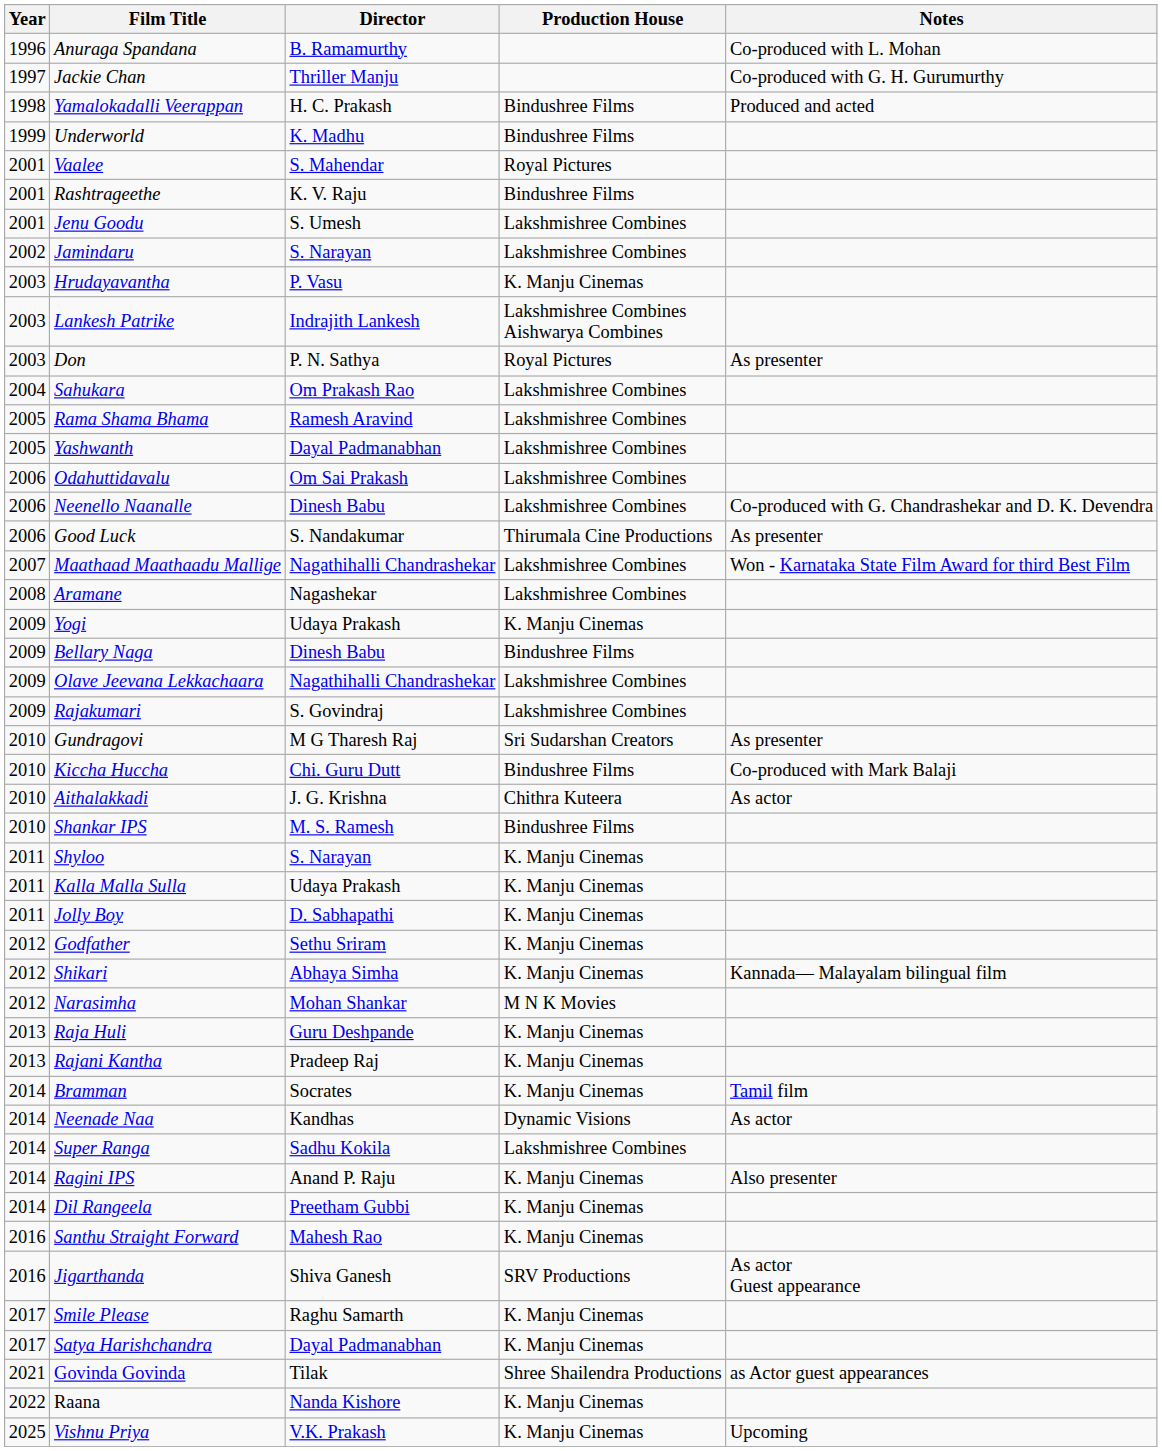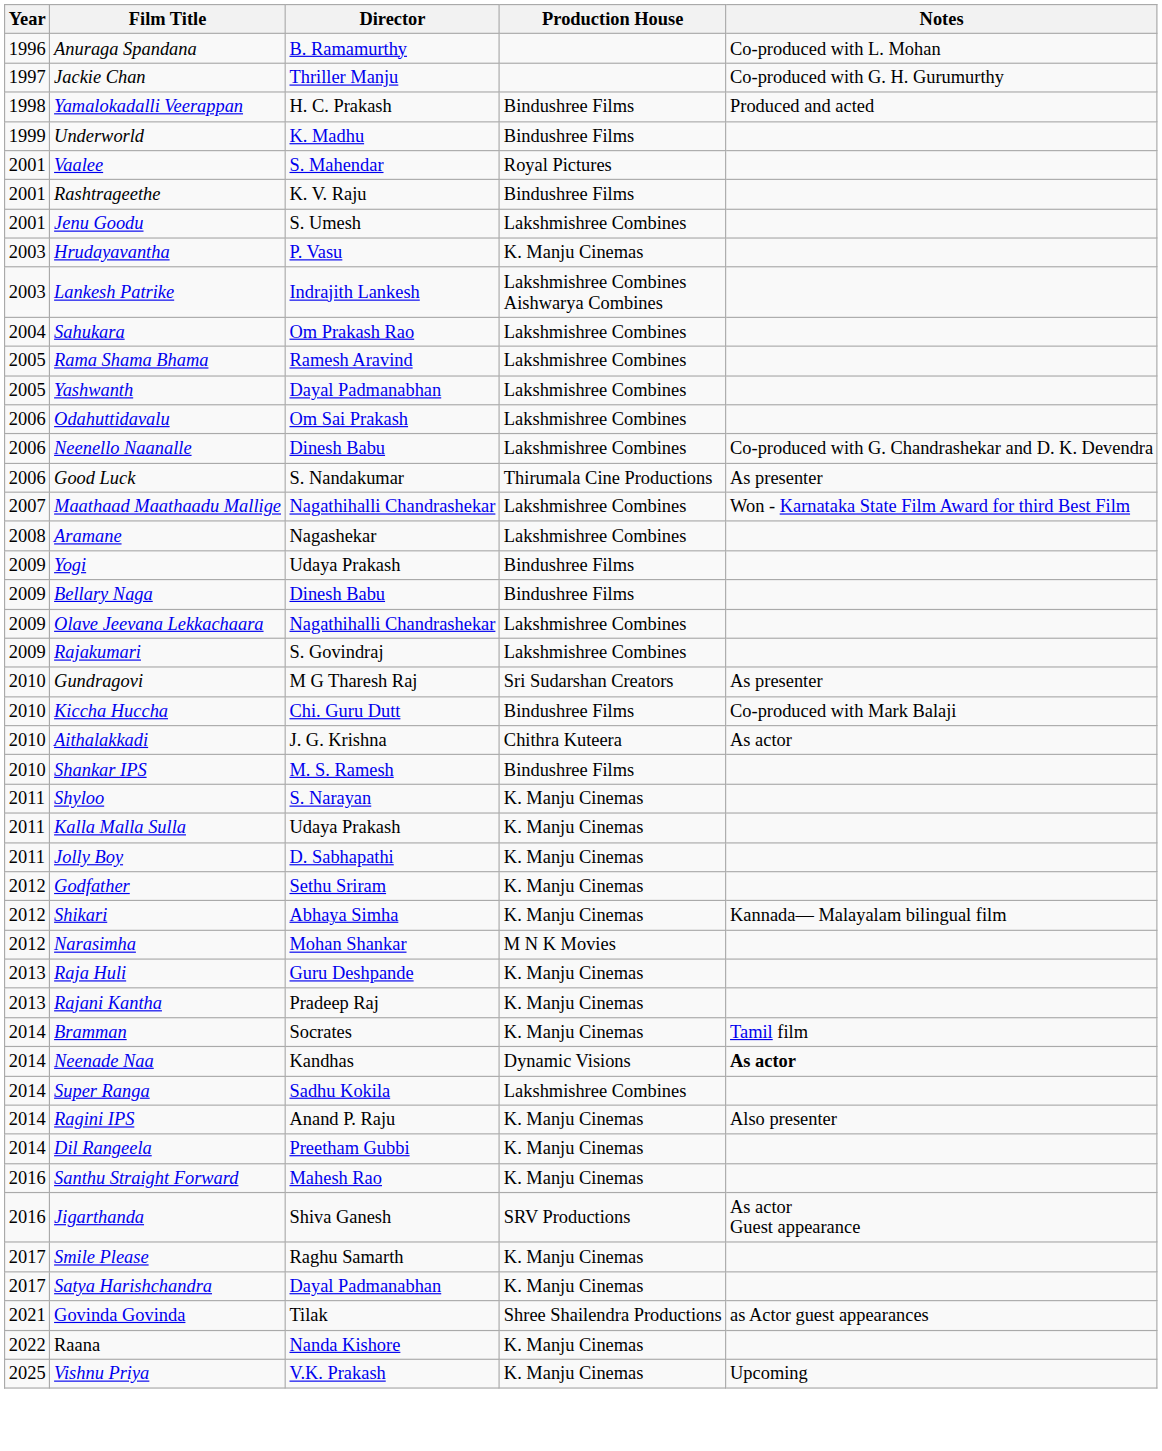- row: (94, 252)
- row: (70, 360)
(574, 623) K. Manju Cinemas -> (569, 565) Bindushree Films
(761, 1119) normal -> (763, 1061) bold
